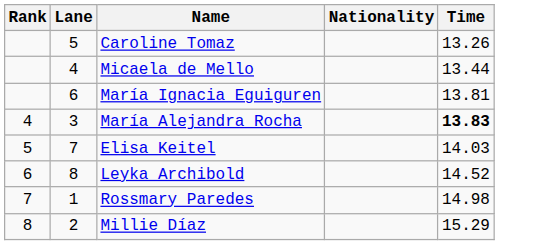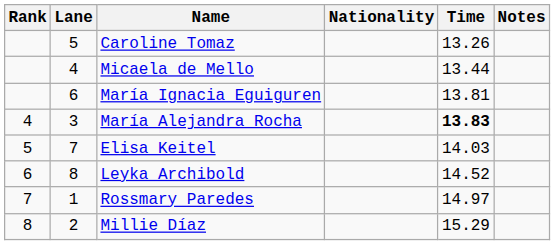+ column: (522, 18)
(466, 200) 14.98 -> (466, 200) 14.97
